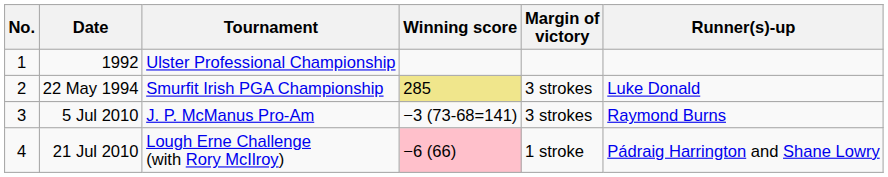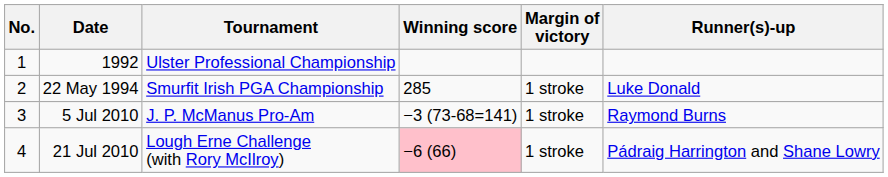(417, 89) khaki background -> (417, 89) no background
(559, 89) 3 strokes -> (555, 89) 1 stroke
(559, 115) 3 strokes -> (555, 115) 1 stroke
